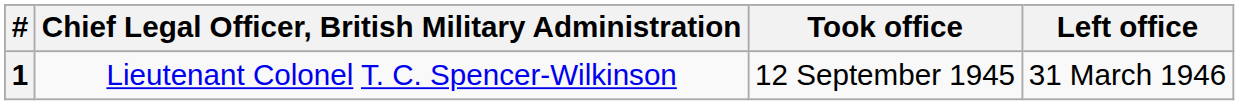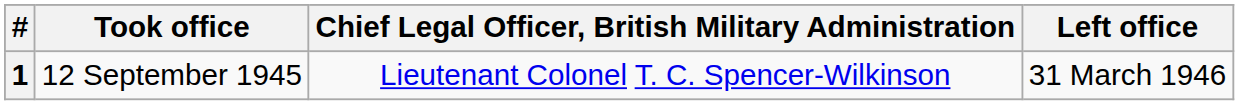columns swapped: (392, 27) <-> (885, 27)
